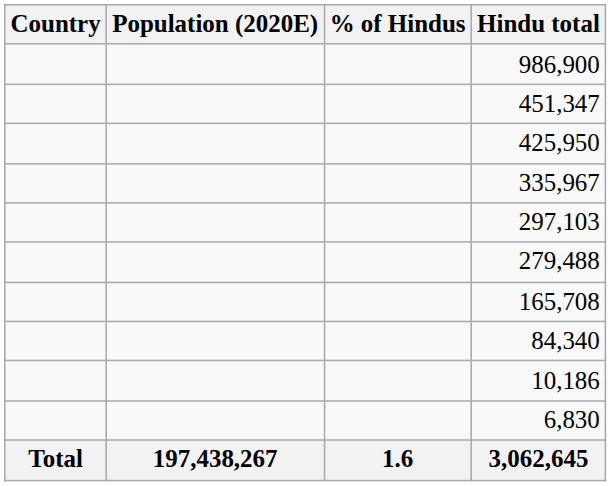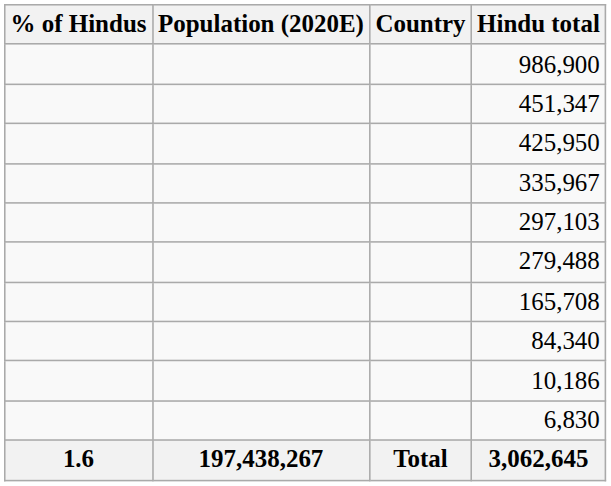columns swapped: (56, 24) <-> (398, 24)
